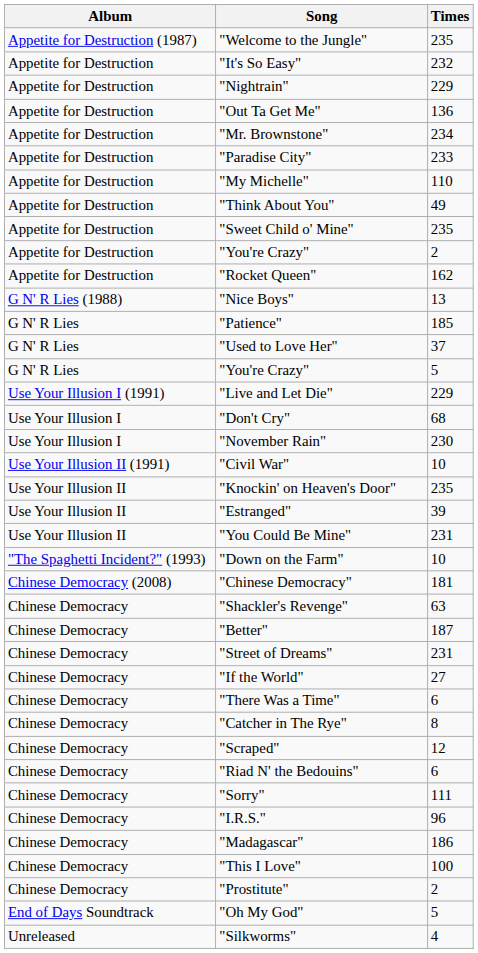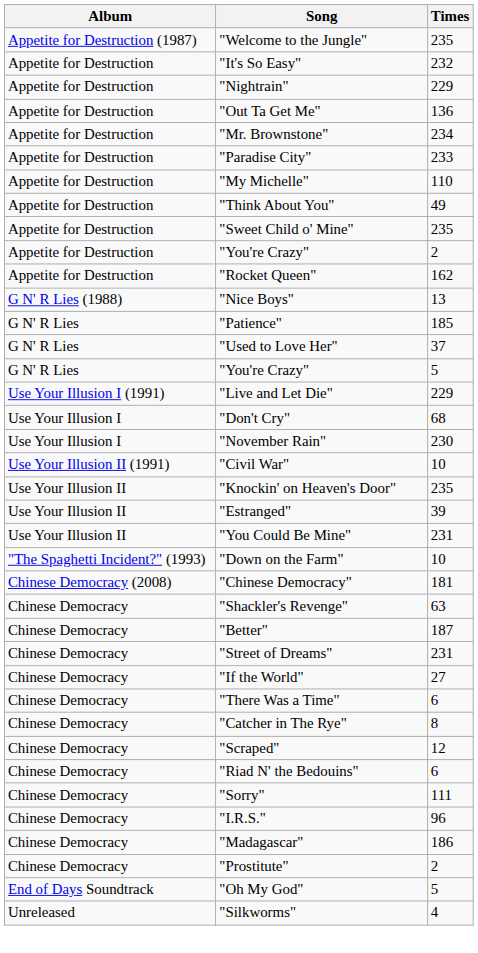- row: (260, 865)
